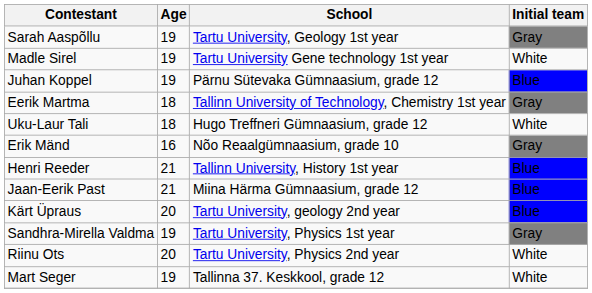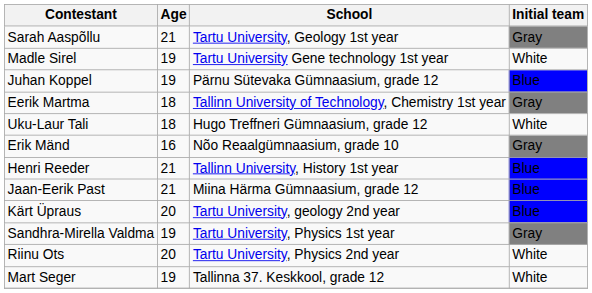(168, 37) 19 -> (168, 37) 21
